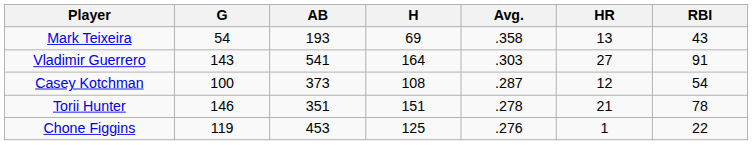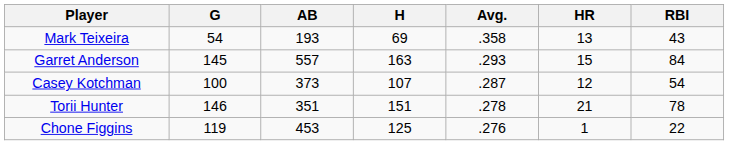- row: (89, 60)
+ row: (87, 60)
(413, 83) 108 -> (400, 83) 107
